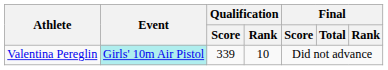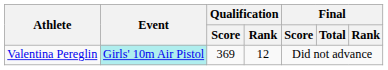(226, 55) 339 -> (226, 55) 369
(263, 55) 10 -> (263, 55) 12
